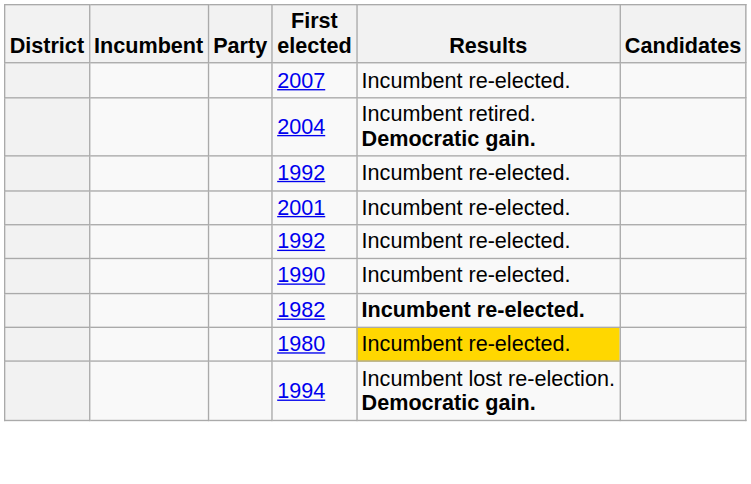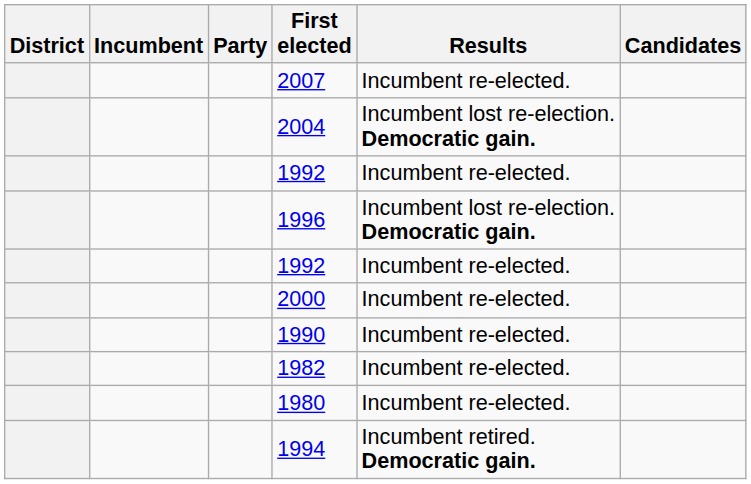(449, 126) Incumbent retired. Democratic gain. -> (488, 126) Incumbent lost re-election. Democratic gain.
- row: (47, 207)
+ row: (47, 220)
+ row: (47, 300)
(473, 310) bold -> (466, 368) normal
(466, 344) gold background -> (466, 402) no background
(488, 390) Incumbent lost re-election. Democratic gain. -> (449, 449) Incumbent retired. Democratic gain.
